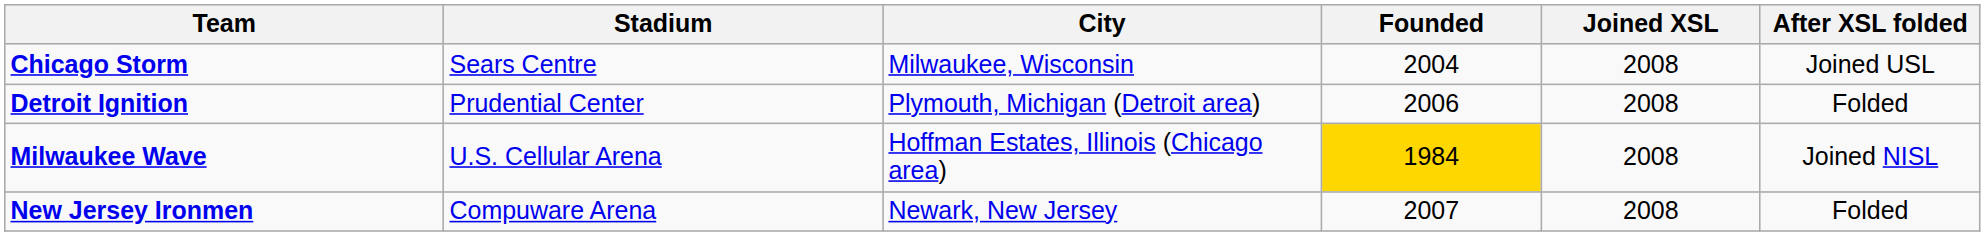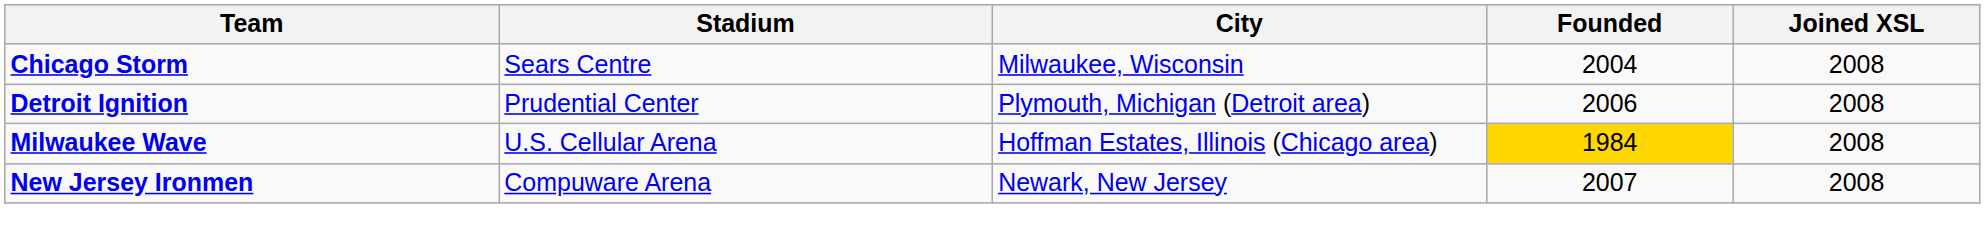- column: (1870, 24)
